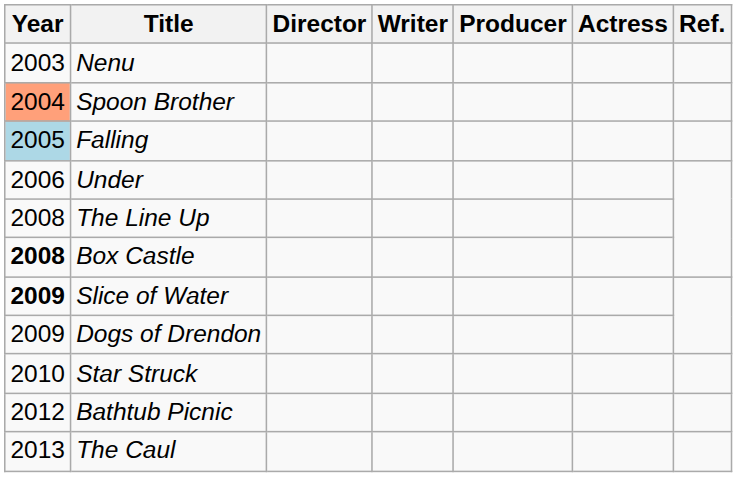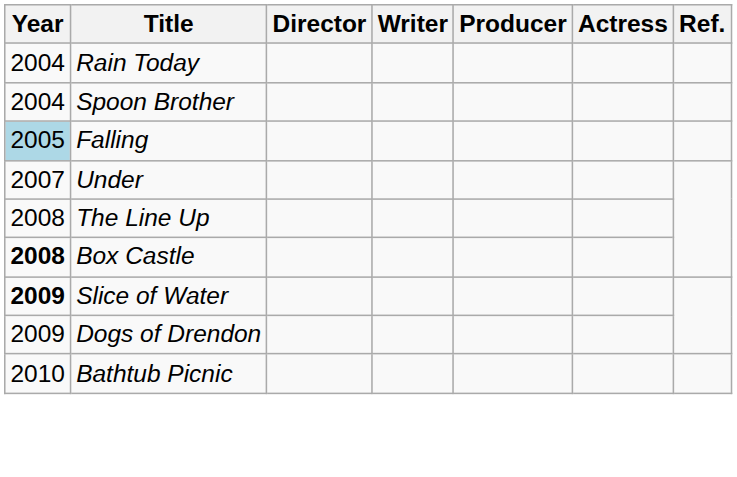- row: (105, 62)
+ row: (138, 62)
(38, 101) lightsalmon background -> (38, 101) no background
(38, 179) 2006 -> (38, 179) 2007
- row: (137, 373)
(38, 412) 2012 -> (38, 373) 2010
- row: (126, 450)
